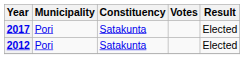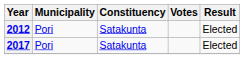rows swapped: (18, 45) <-> (18, 29)
